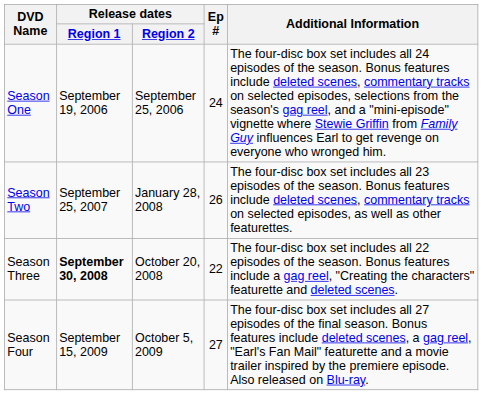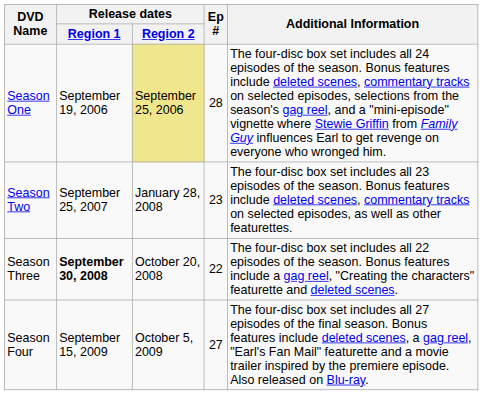(165, 103) no background -> (165, 103) khaki background
(216, 103) 24 -> (216, 103) 28
(216, 200) 26 -> (216, 200) 23
